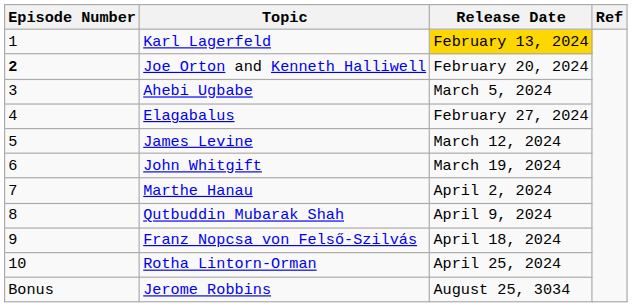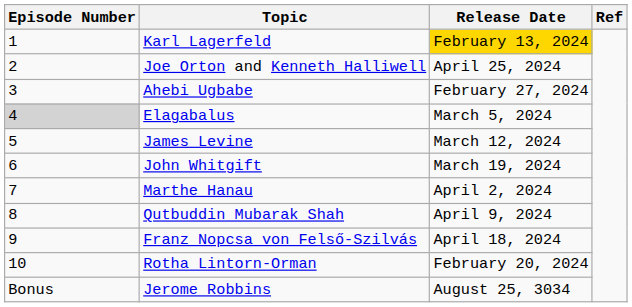(13, 67) bold -> (13, 67) normal
(511, 67) February 20, 2024 -> (497, 67) April 25, 2024
(493, 91) March 5, 2024 -> (511, 91) February 27, 2024
(13, 116) no background -> (13, 116) lightgrey background
(511, 116) February 27, 2024 -> (493, 116) March 5, 2024
(497, 265) April 25, 2024 -> (511, 265) February 20, 2024
